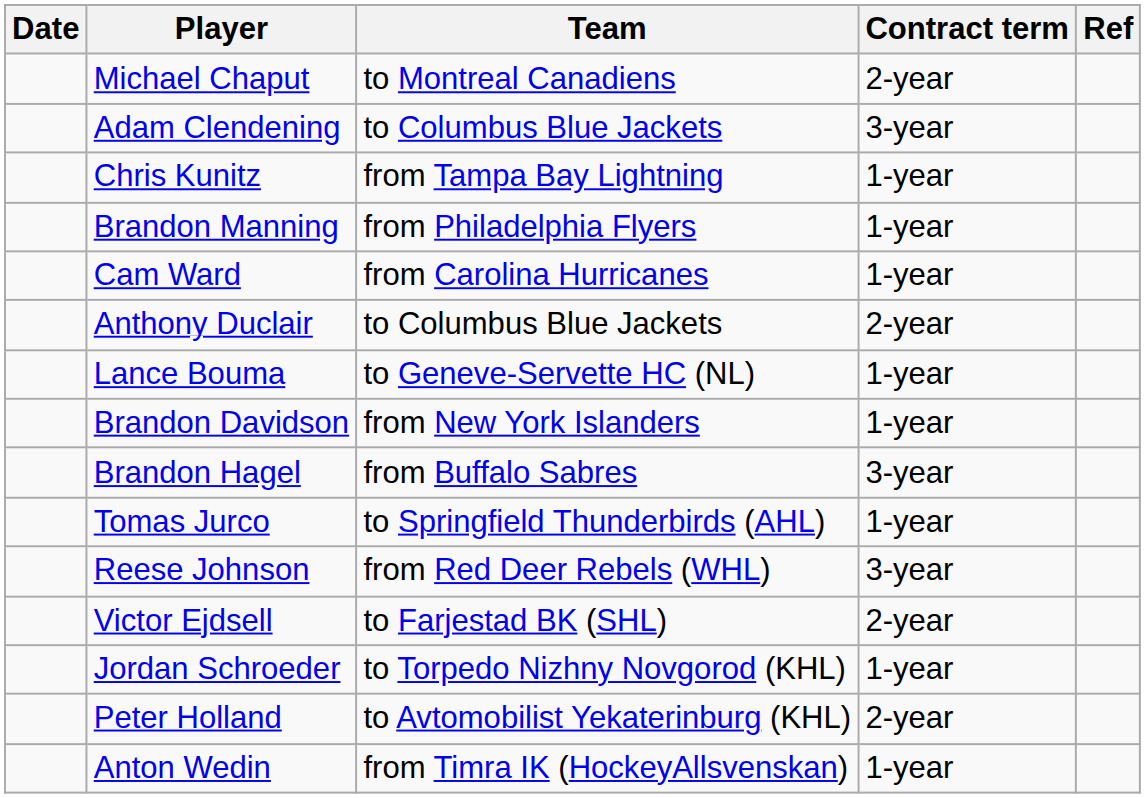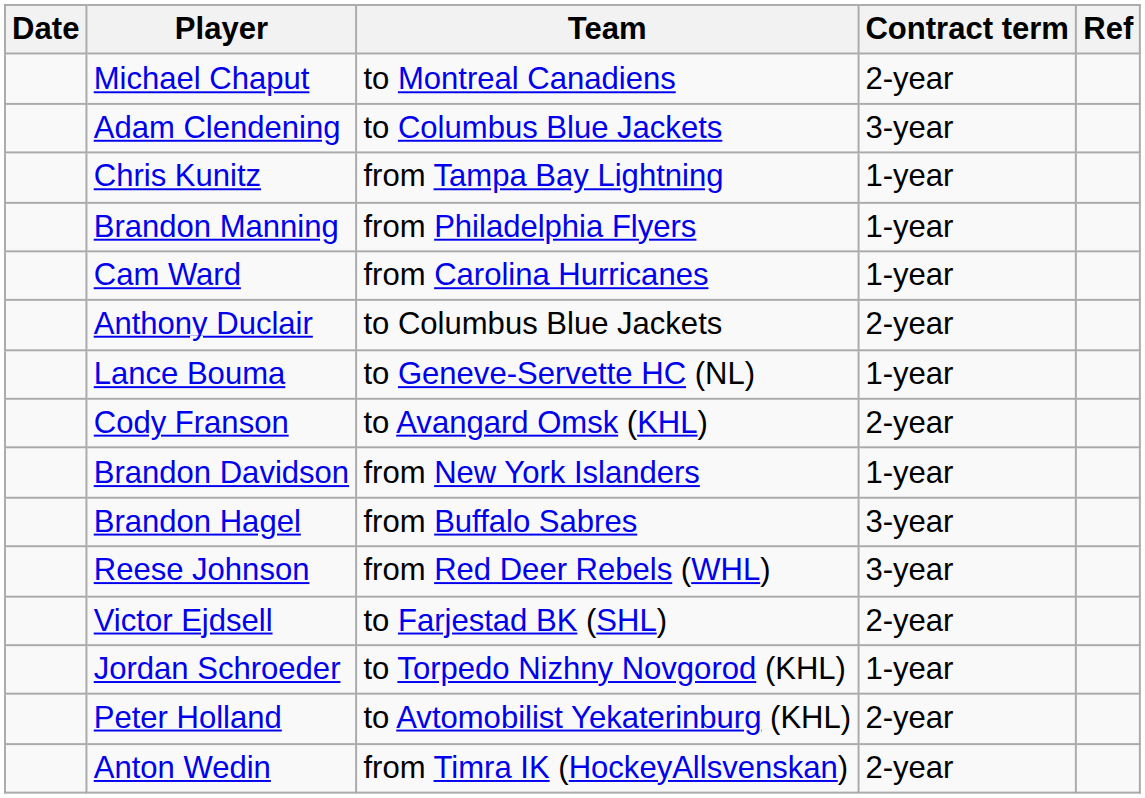+ row: (191, 422)
- row: (182, 521)
(909, 767) 1-year -> (909, 767) 2-year
